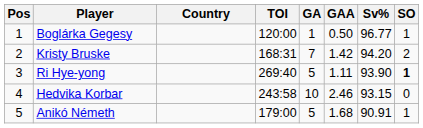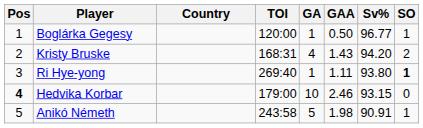(312, 53) 7 -> (312, 53) 4
(341, 53) 1.42 -> (341, 53) 1.43
(312, 73) 5 -> (312, 73) 1
(376, 73) 93.90 -> (376, 73) 93.80
(19, 93) normal -> (19, 93) bold
(278, 93) 243:58 -> (278, 93) 179:00
(278, 113) 179:00 -> (278, 113) 243:58
(341, 113) 1.68 -> (341, 113) 1.98
